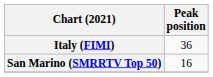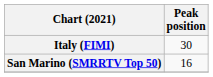(186, 44) 36 -> (186, 44) 30
